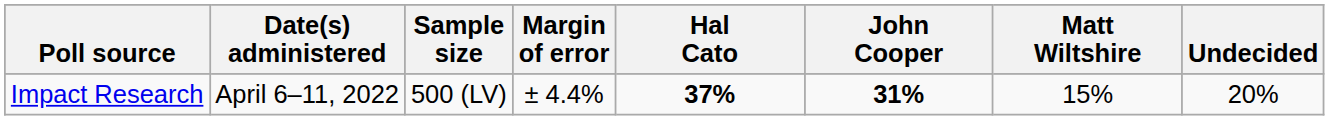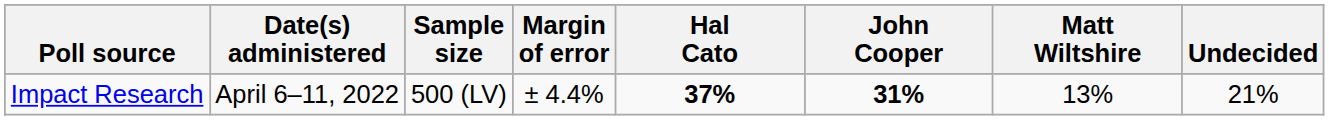(1088, 94) 15% -> (1088, 94) 13%
(1253, 94) 20% -> (1253, 94) 21%
